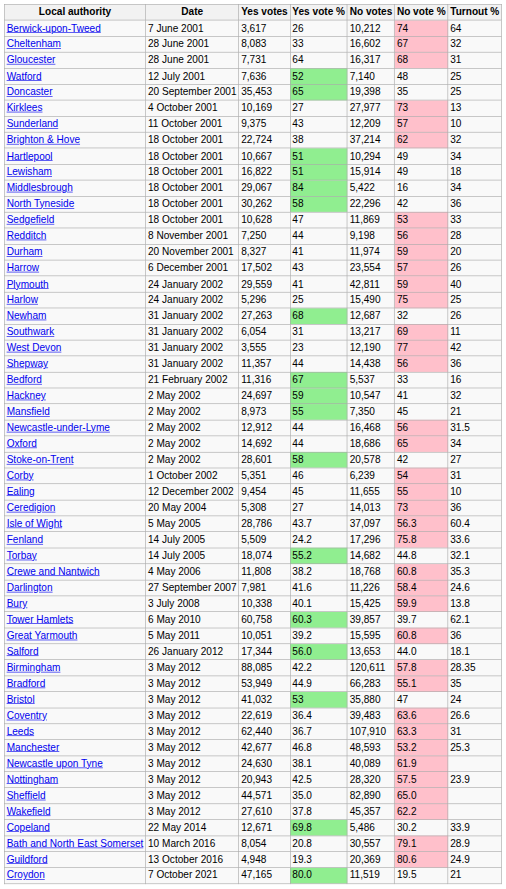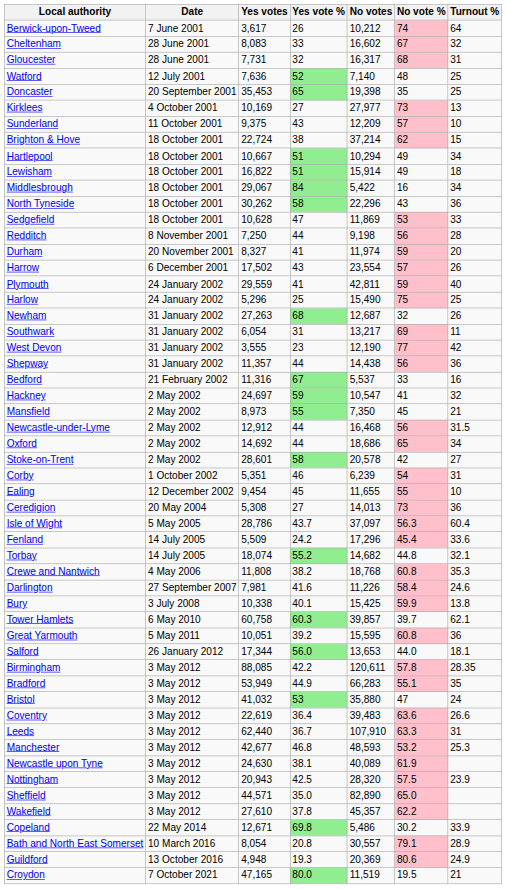(298, 60) 64 -> (298, 60) 32
(456, 140) 32 -> (456, 140) 15
(402, 204) 42 -> (402, 204) 43
(407, 540) 75.8 -> (407, 540) 45.4
